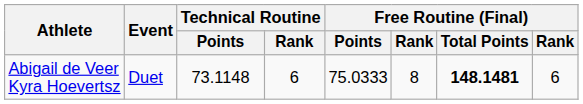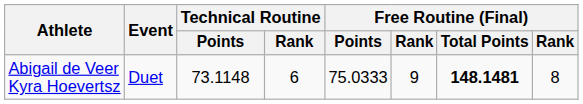(414, 77) 8 -> (414, 77) 9
(555, 77) 6 -> (555, 77) 8
